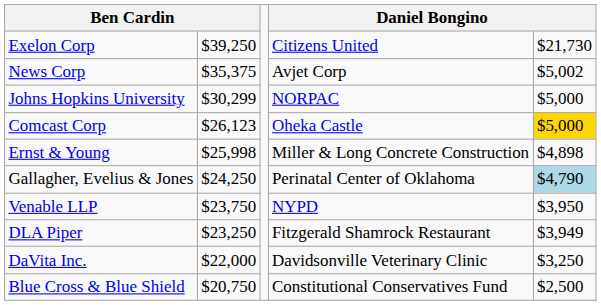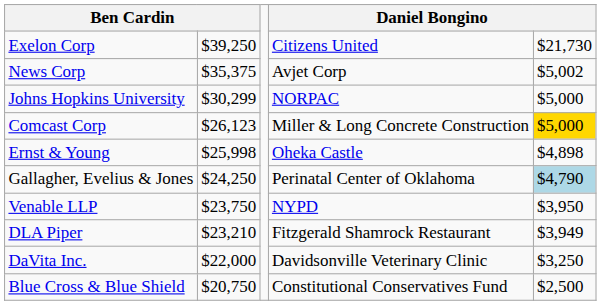(317, 125) Oheka Castle -> (401, 125) Miller & Long Concrete Construction
(401, 152) Miller & Long Concrete Construction -> (317, 152) Oheka Castle
(229, 233) $23,250 -> (229, 233) $23,210
